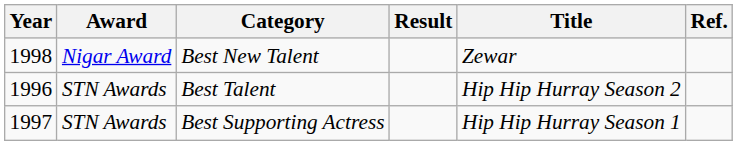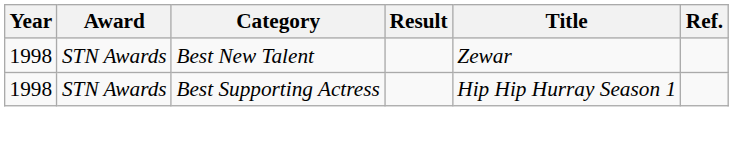(117, 55) Nigar Award -> (114, 55) STN Awards
- row: (228, 88)
(31, 122) 1997 -> (31, 88) 1998
